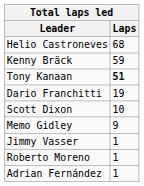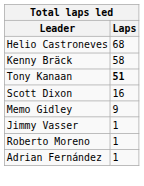(119, 61) 59 -> (119, 61) 58
- row: (54, 93)
(119, 109) 10 -> (119, 93) 16
